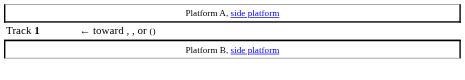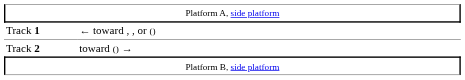+ row: (23, 48)
